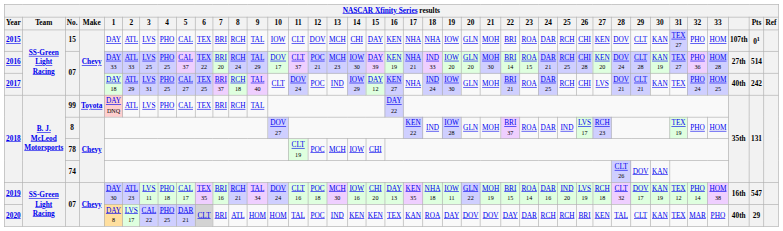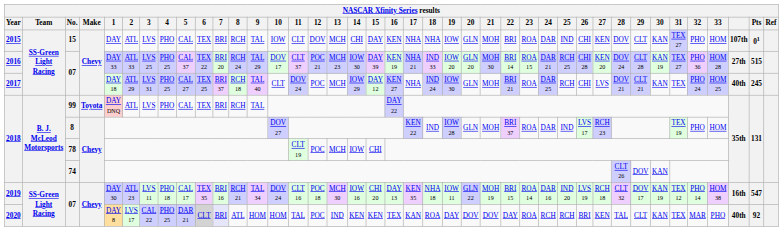(567, 40) RCH -> (567, 40) IND
(757, 62) 514 -> (757, 62) 515
(337, 84) IND -> (337, 84) MCH
(757, 84) 242 -> (757, 84) 245
(221, 215) no background -> (221, 215) lavender background
(529, 215) DAR -> (529, 215) ROA
(757, 215) 29 -> (757, 215) 92
